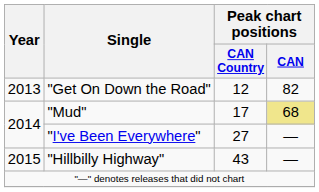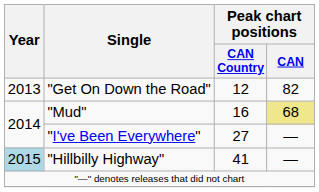(241, 112) 17 -> (241, 112) 16
(24, 159) no background -> (24, 159) lightblue background
(241, 159) 43 -> (241, 159) 41
